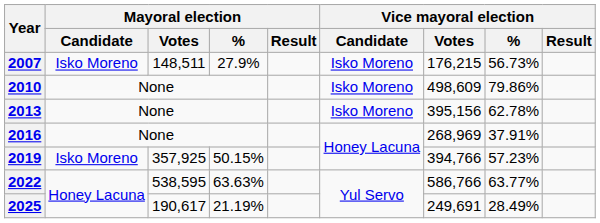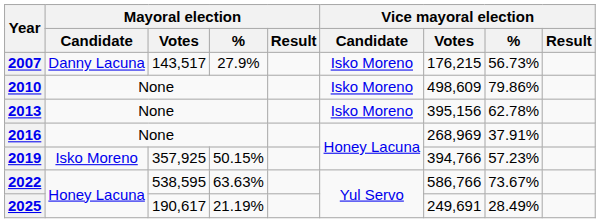(97, 64) Isko Moreno -> (97, 64) Danny Lacuna
(179, 64) 148,511 -> (179, 64) 143,517
(514, 182) 63.77% -> (514, 182) 73.67%
